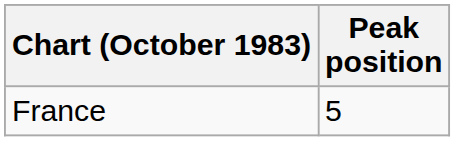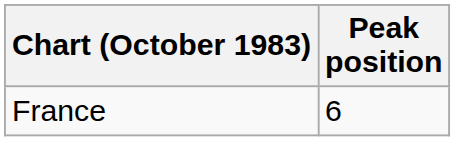(333, 110) 5 -> (333, 110) 6
